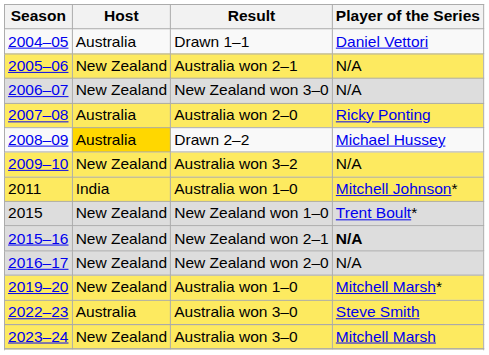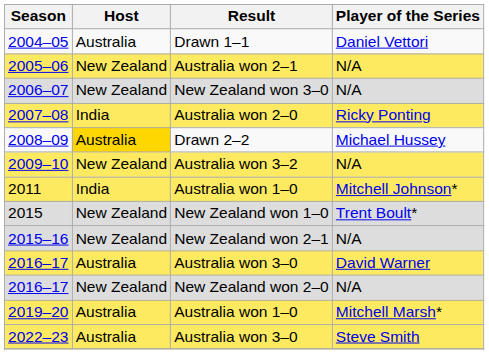(106, 115) Australia -> (92, 115) India
(349, 238) bold -> (349, 238) normal
+ row: (38, 262)
(121, 287) New Zealand -> (106, 312) Australia
- row: (38, 336)
